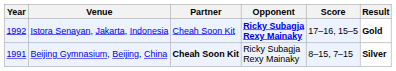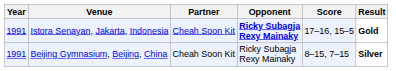(16, 31) 1992 -> (16, 31) 1991
(206, 55) bold -> (204, 55) normal
